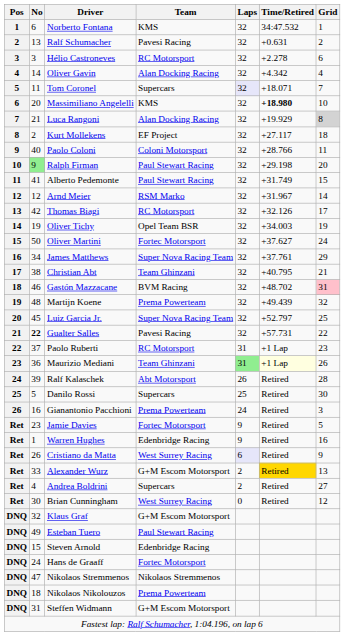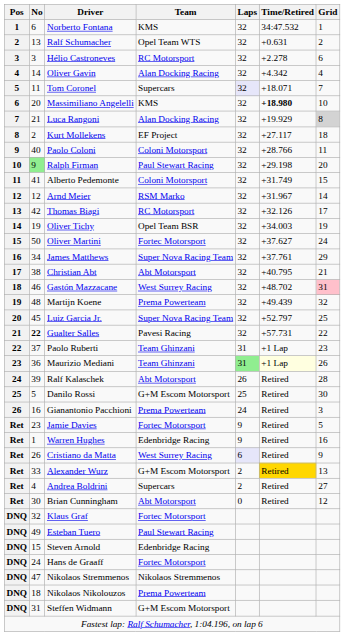(164, 42) Pavesi Racing -> (169, 42) Opel Team WTS
(176, 180) Paul Stewart Racing -> (173, 180) Coloni Motorsport
(166, 272) Team Ghinzani -> (167, 272) Abt Motorsport
(163, 287) BVM Racing -> (175, 287) West Surrey Racing
(166, 348) RC Motorsport -> (166, 348) Team Ghinzani
(156, 394) Supercars -> (184, 394) G+M Escom Motorsport
(175, 501) West Surrey Racing -> (167, 501) Abt Motorsport
(184, 516) G+M Escom Motorsport -> (172, 516) Fortec Motorsport
